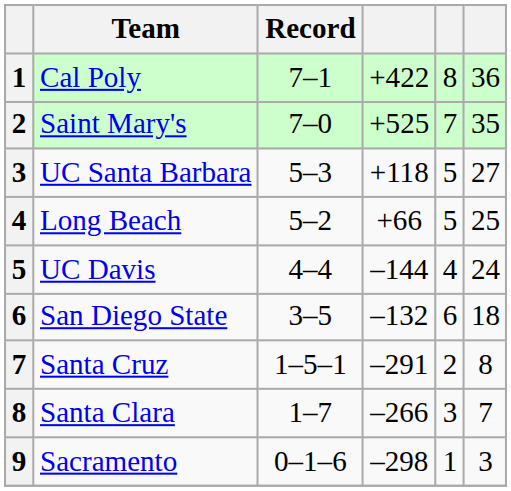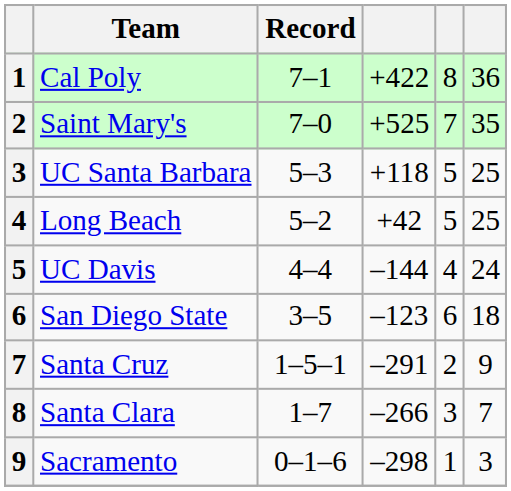(486, 172) 27 -> (486, 172) 25
(399, 220) +66 -> (399, 220) +42
(399, 316) –132 -> (399, 316) –123
(486, 364) 8 -> (486, 364) 9
